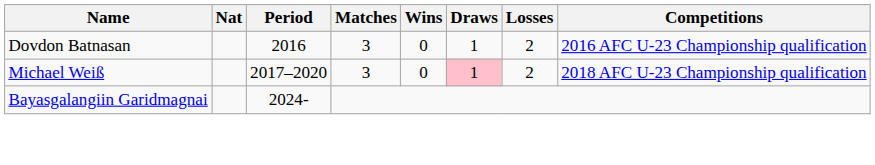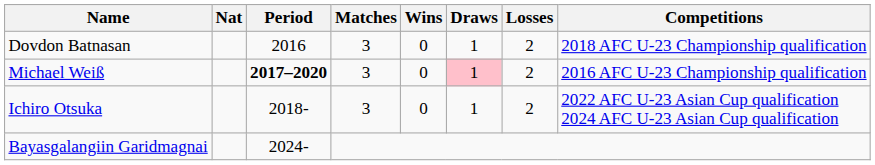(714, 45) 2016 AFC U-23 Championship qualification -> (714, 45) 2018 AFC U-23 Championship qualification
(289, 72) normal -> (289, 72) bold
(714, 72) 2018 AFC U-23 Championship qualification -> (714, 72) 2016 AFC U-23 Championship qualification
+ row: (55, 109)
